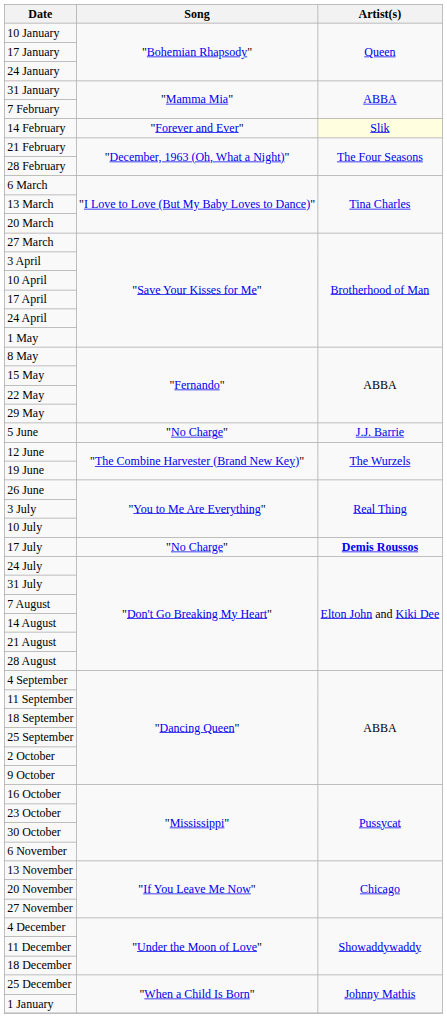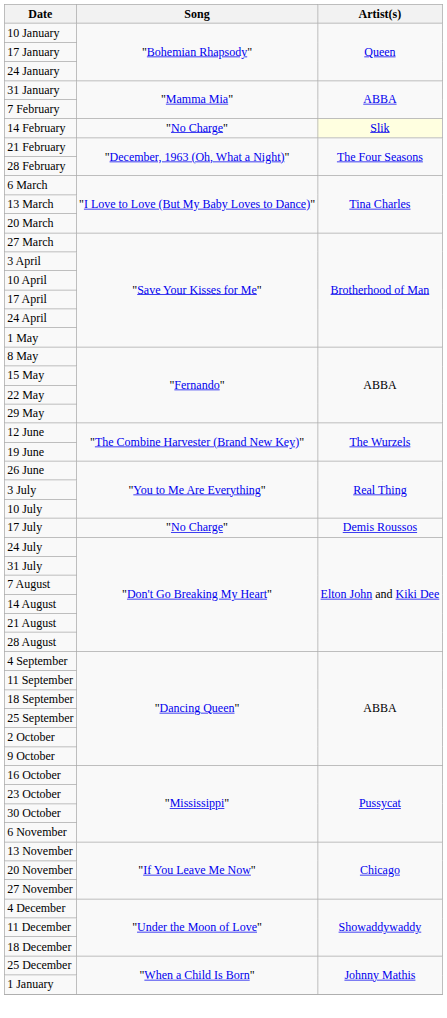(197, 128) "Forever and Ever" -> (197, 128) "No Charge"
- row: (23, 432)
(380, 546) bold -> (380, 527) normal
